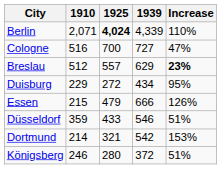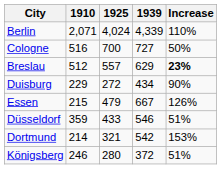(116, 31) bold -> (116, 31) normal
(180, 48) 47% -> (180, 48) 50%
(180, 84) 95% -> (180, 84) 90%
(144, 102) 666 -> (144, 102) 667
